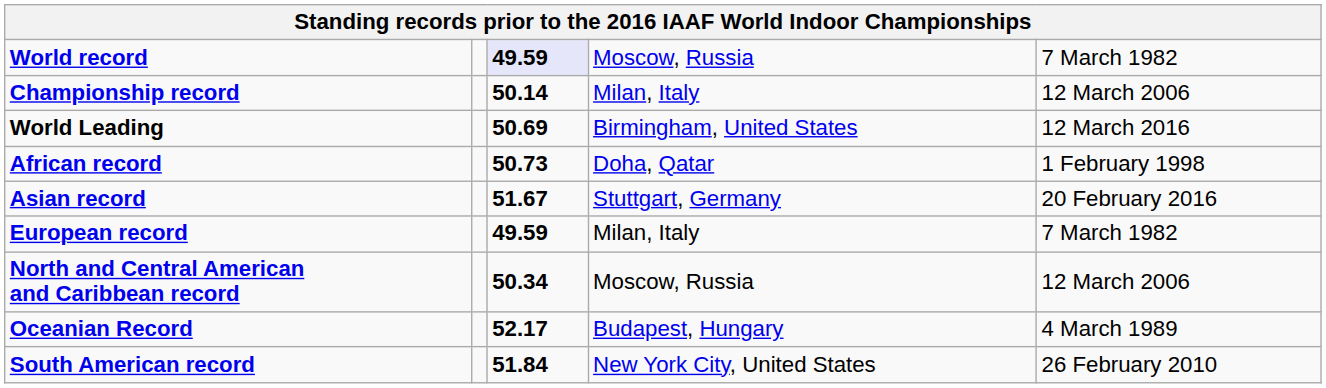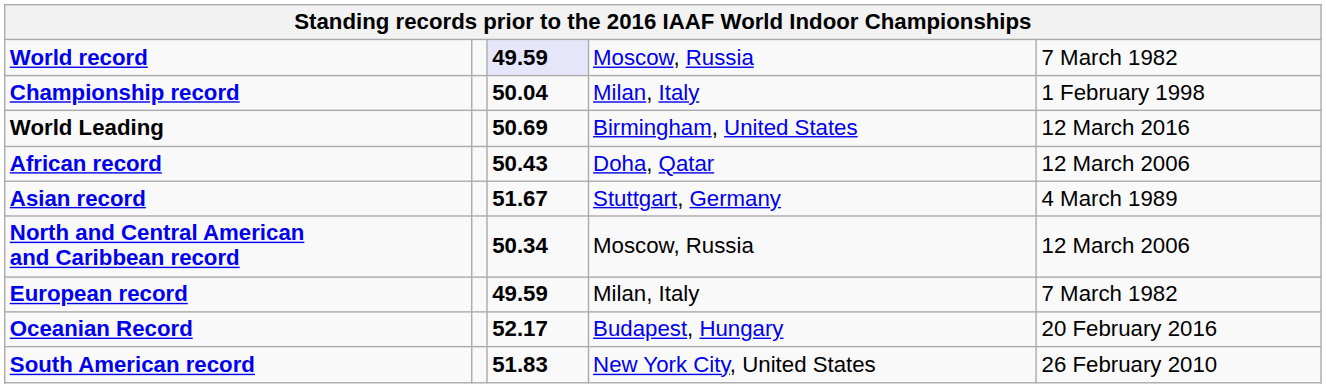(520, 92) 50.14 -> (520, 92) 50.04
(1116, 92) 12 March 2006 -> (1123, 92) 1 February 1998
(520, 163) 50.73 -> (520, 163) 50.43
(1123, 163) 1 February 1998 -> (1116, 163) 12 March 2006
(1129, 198) 20 February 2016 -> (1110, 198) 4 March 1989
rows swapped: (99, 233) <-> (157, 281)
(1110, 329) 4 March 1989 -> (1129, 329) 20 February 2016
(520, 364) 51.84 -> (520, 364) 51.83
